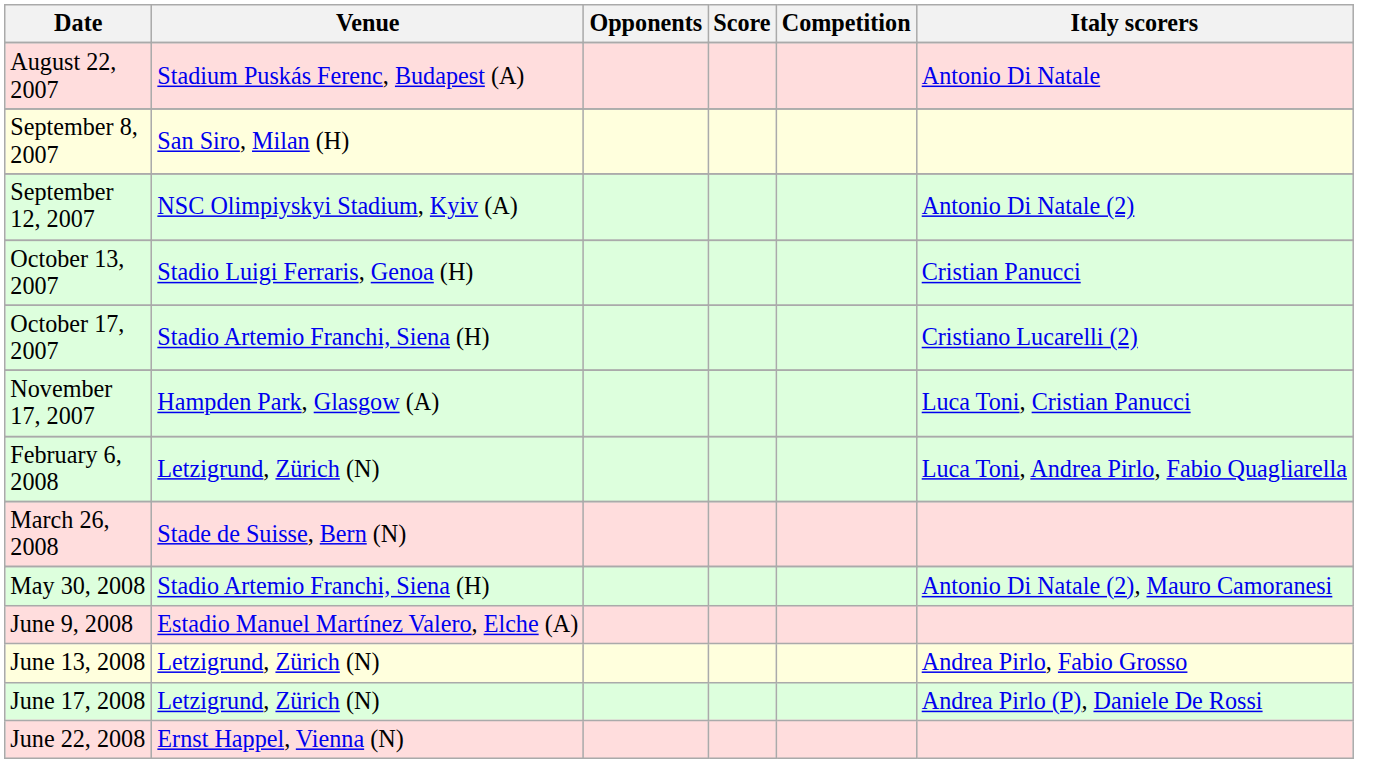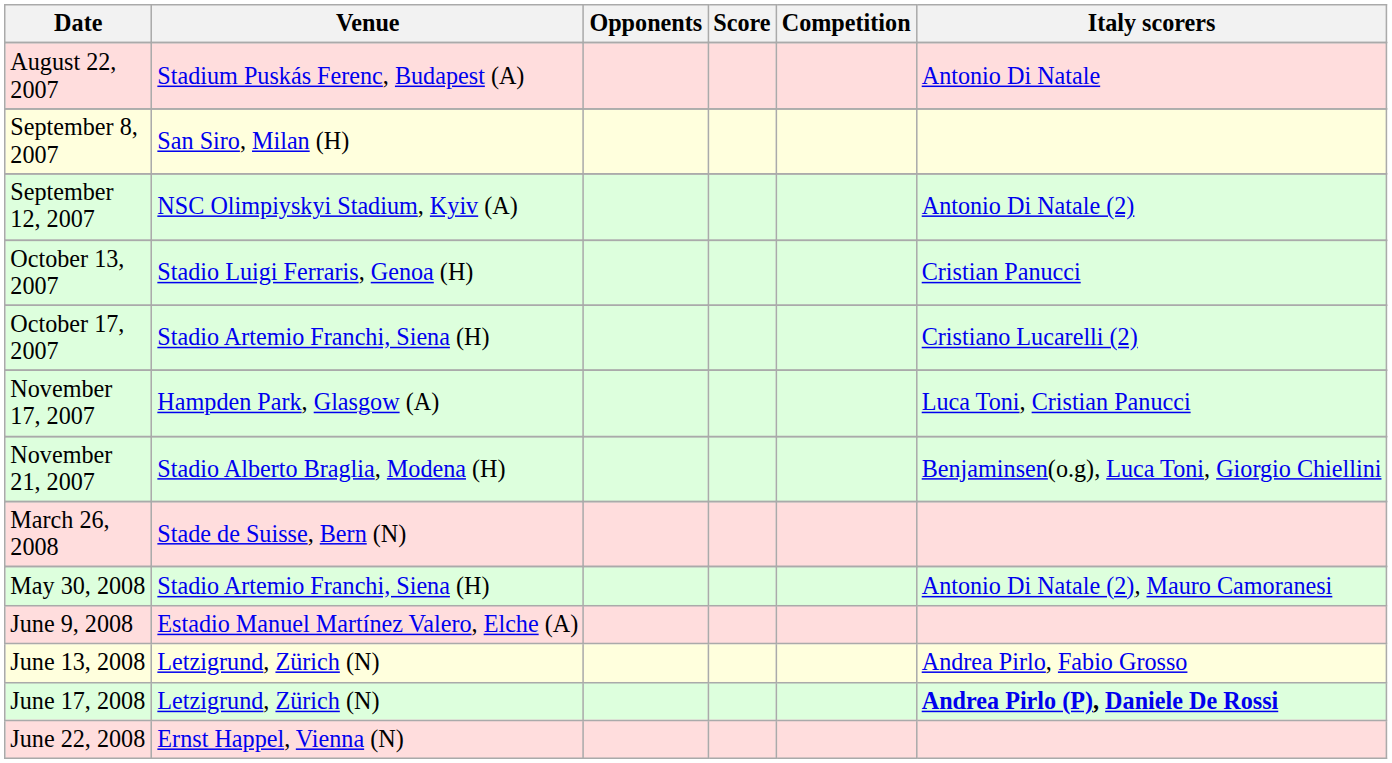+ row: (61, 468)
- row: (66, 468)
(1092, 700) normal -> (1100, 700) bold
